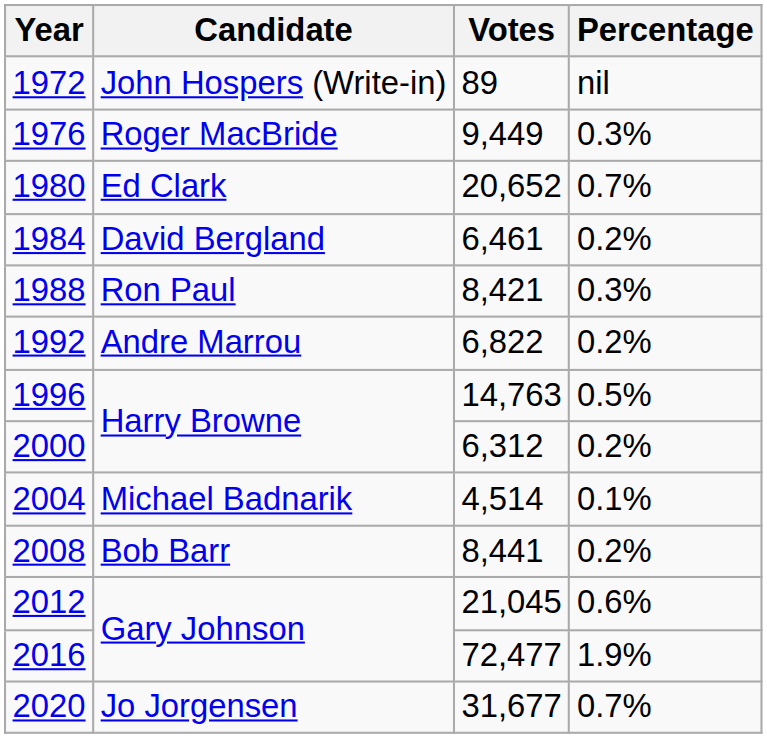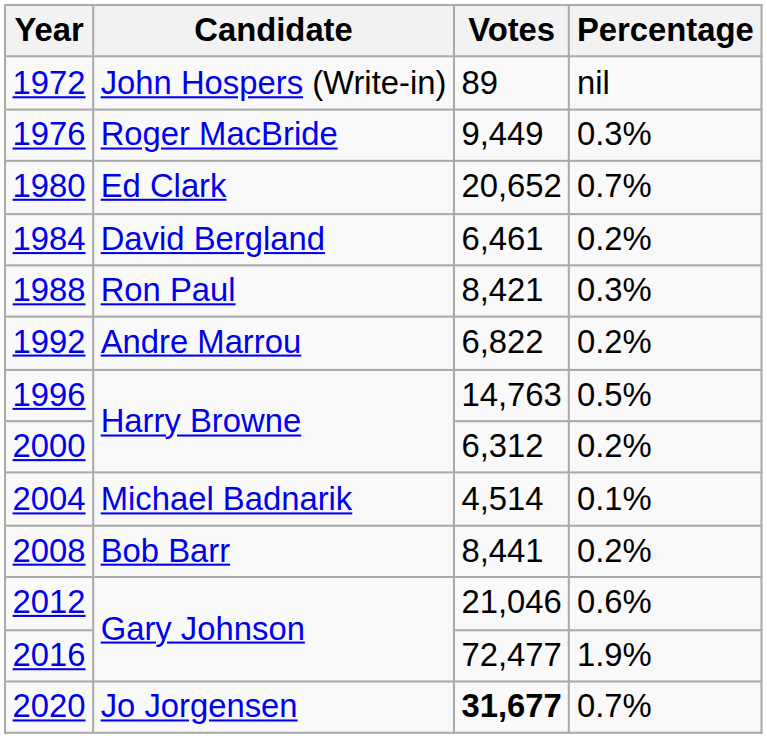(512, 602) 21,045 -> (512, 602) 21,046
(512, 706) normal -> (512, 706) bold
